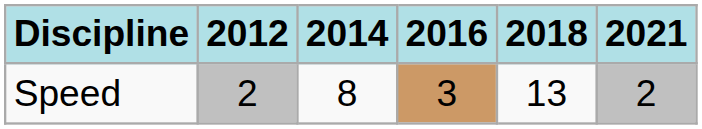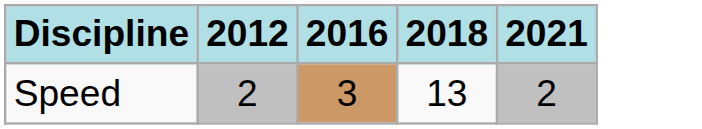- column: (347, 33)
